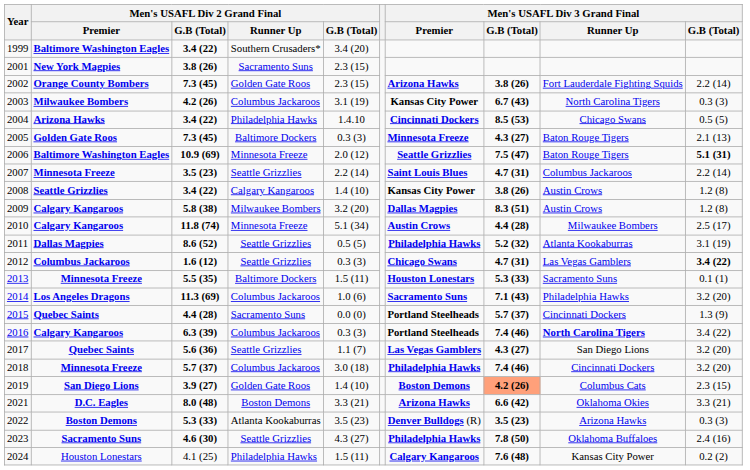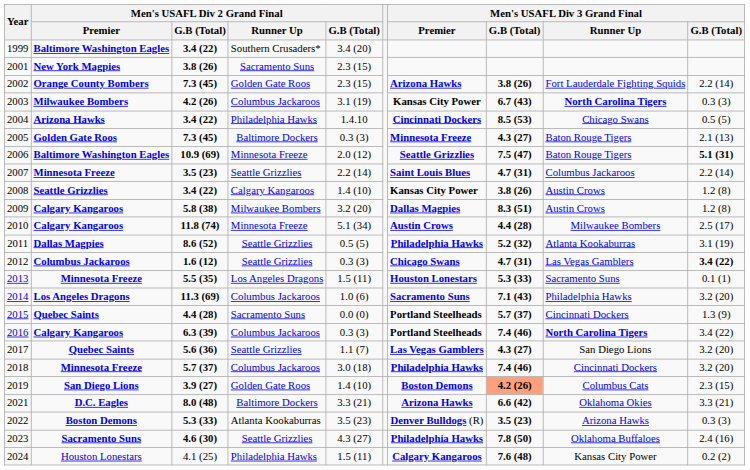(613, 101) normal -> (615, 101) bold
(276, 278) Baltimore Dockers -> (277, 278) Los Angeles Dragons
(276, 402) Boston Demons -> (277, 402) Baltimore Dockers
